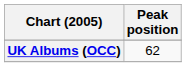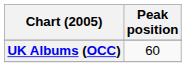(153, 51) 62 -> (153, 51) 60
